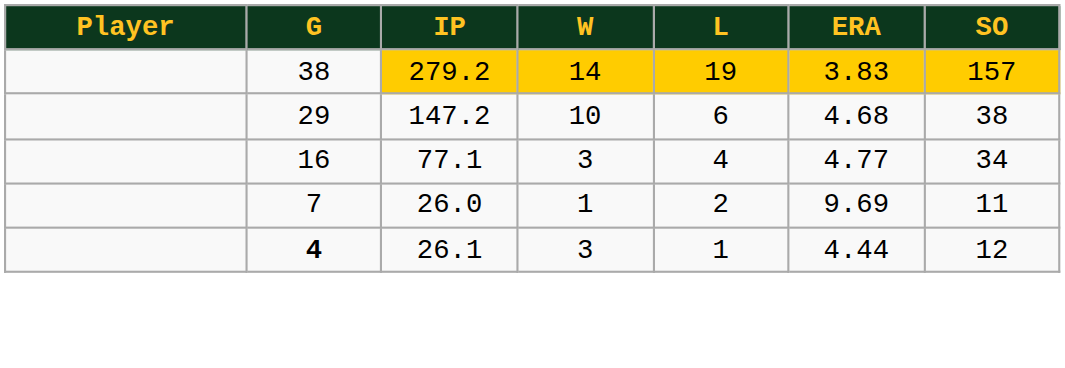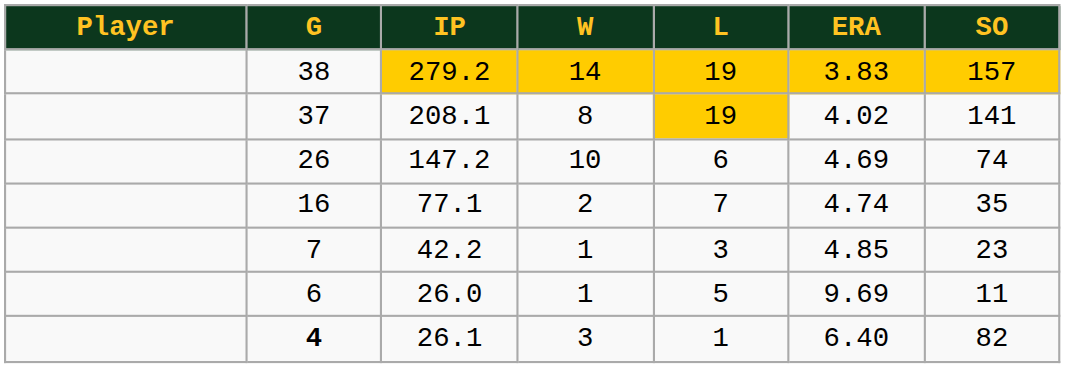+ row: (450, 116)
(314, 116) 29 -> (314, 161) 26
(856, 116) 4.68 -> (856, 161) 4.69
(992, 116) 38 -> (992, 161) 74
(585, 161) 3 -> (585, 205) 2
(721, 161) 4 -> (721, 205) 7
(856, 161) 4.77 -> (856, 205) 4.74
(992, 161) 34 -> (992, 205) 35
+ row: (450, 250)
(314, 205) 7 -> (314, 294) 6
(721, 205) 2 -> (721, 294) 5
(856, 250) 4.44 -> (856, 339) 6.40
(992, 250) 12 -> (992, 339) 82
